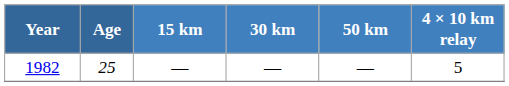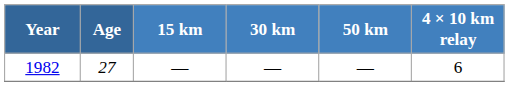(107, 67) 25 -> (107, 67) 27
(458, 67) 5 -> (458, 67) 6
